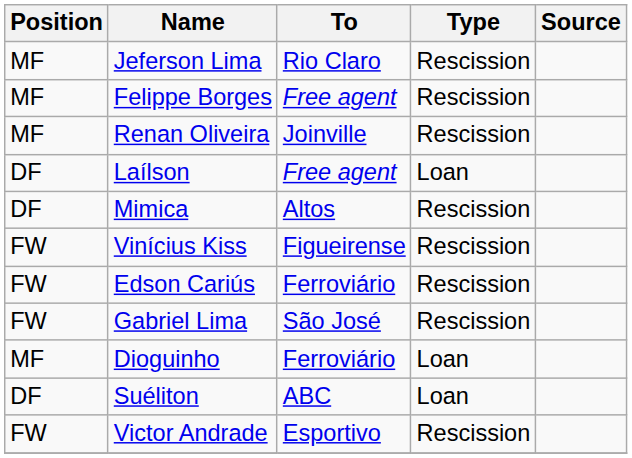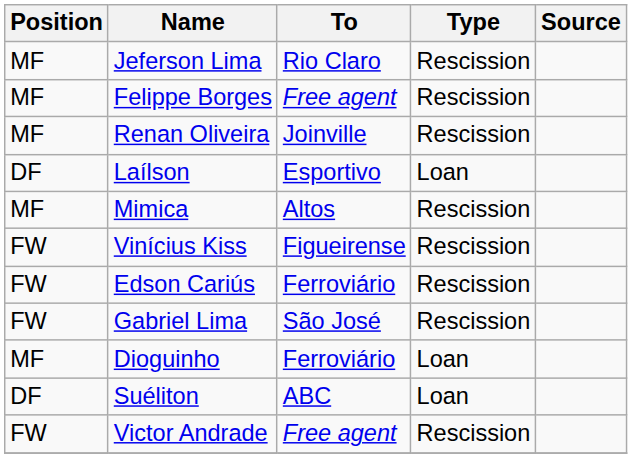(340, 172) Free agent -> (332, 172) Esportivo
(26, 209) DF -> (27, 209) MF
(332, 433) Esportivo -> (340, 433) Free agent
